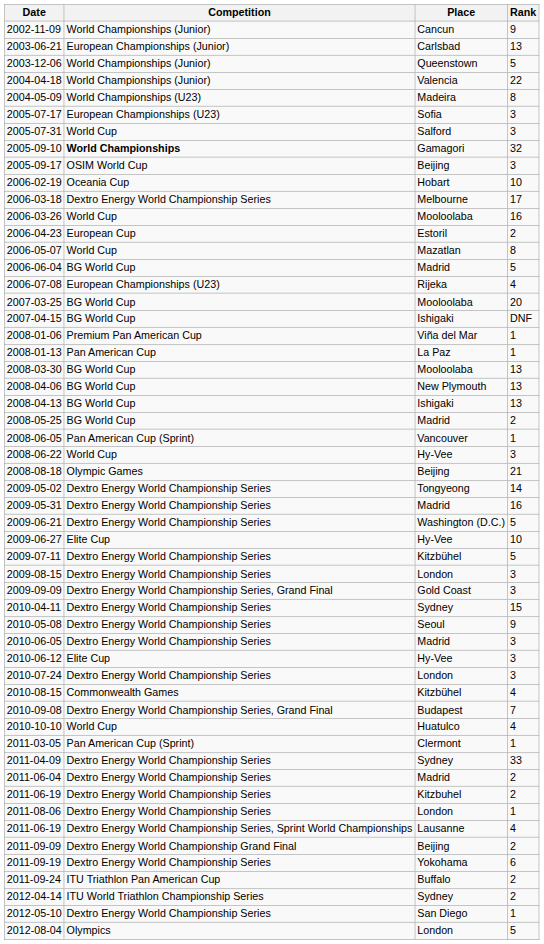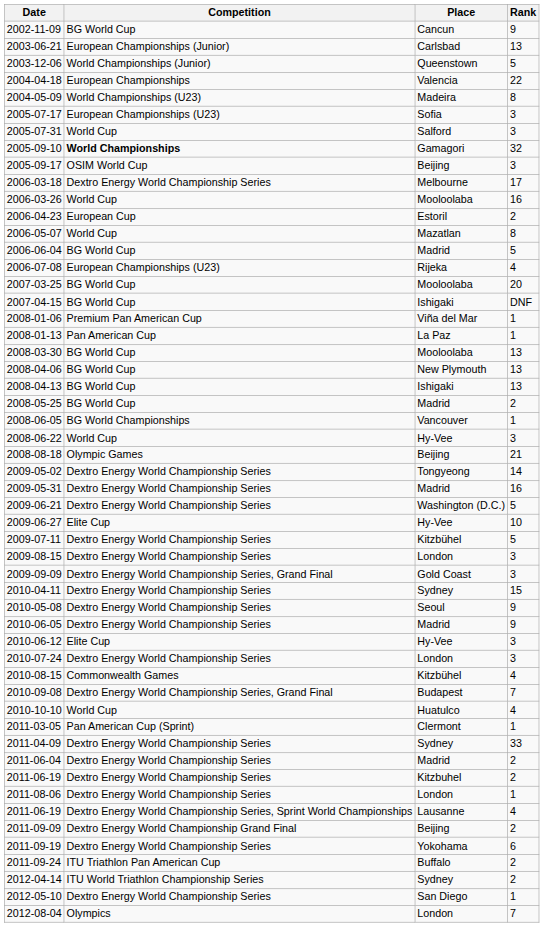(139, 30) World Championships (Junior) -> (101, 30) BG World Cup
(139, 81) World Championships (Junior) -> (128, 81) European Championships
- row: (34, 183)
(130, 438) Pan American Cup (Sprint) -> (128, 421) BG World Championships
(513, 642) 3 -> (513, 625) 9
(513, 931) 5 -> (513, 914) 7
